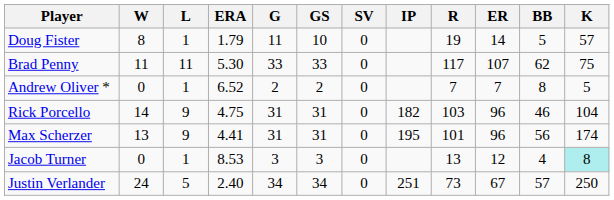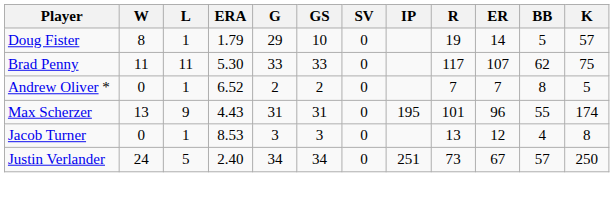(275, 40) 11 -> (275, 40) 29
- row: (49, 111)
(230, 135) 4.41 -> (230, 111) 4.43
(542, 135) 56 -> (542, 111) 55
(587, 159) paleturquoise background -> (587, 135) no background
